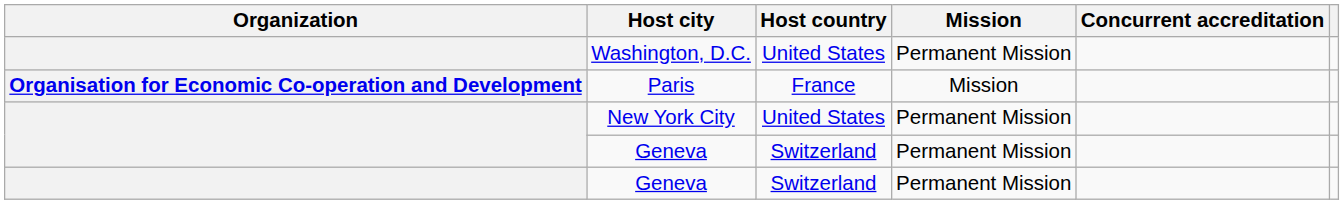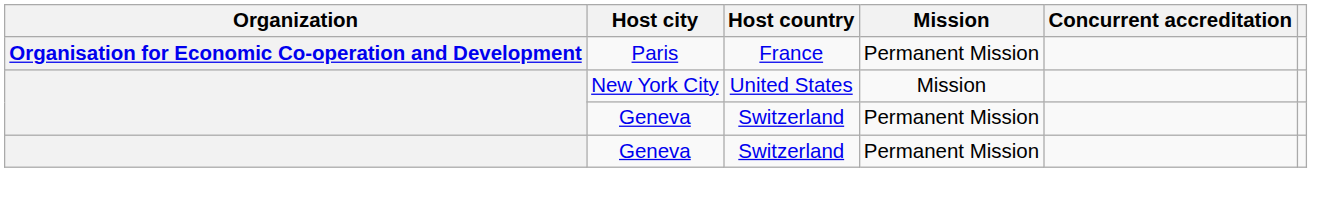- row: (671, 53)
(984, 85) Mission -> (951, 53) Permanent Mission
(984, 118) Permanent Mission -> (951, 85) Mission
